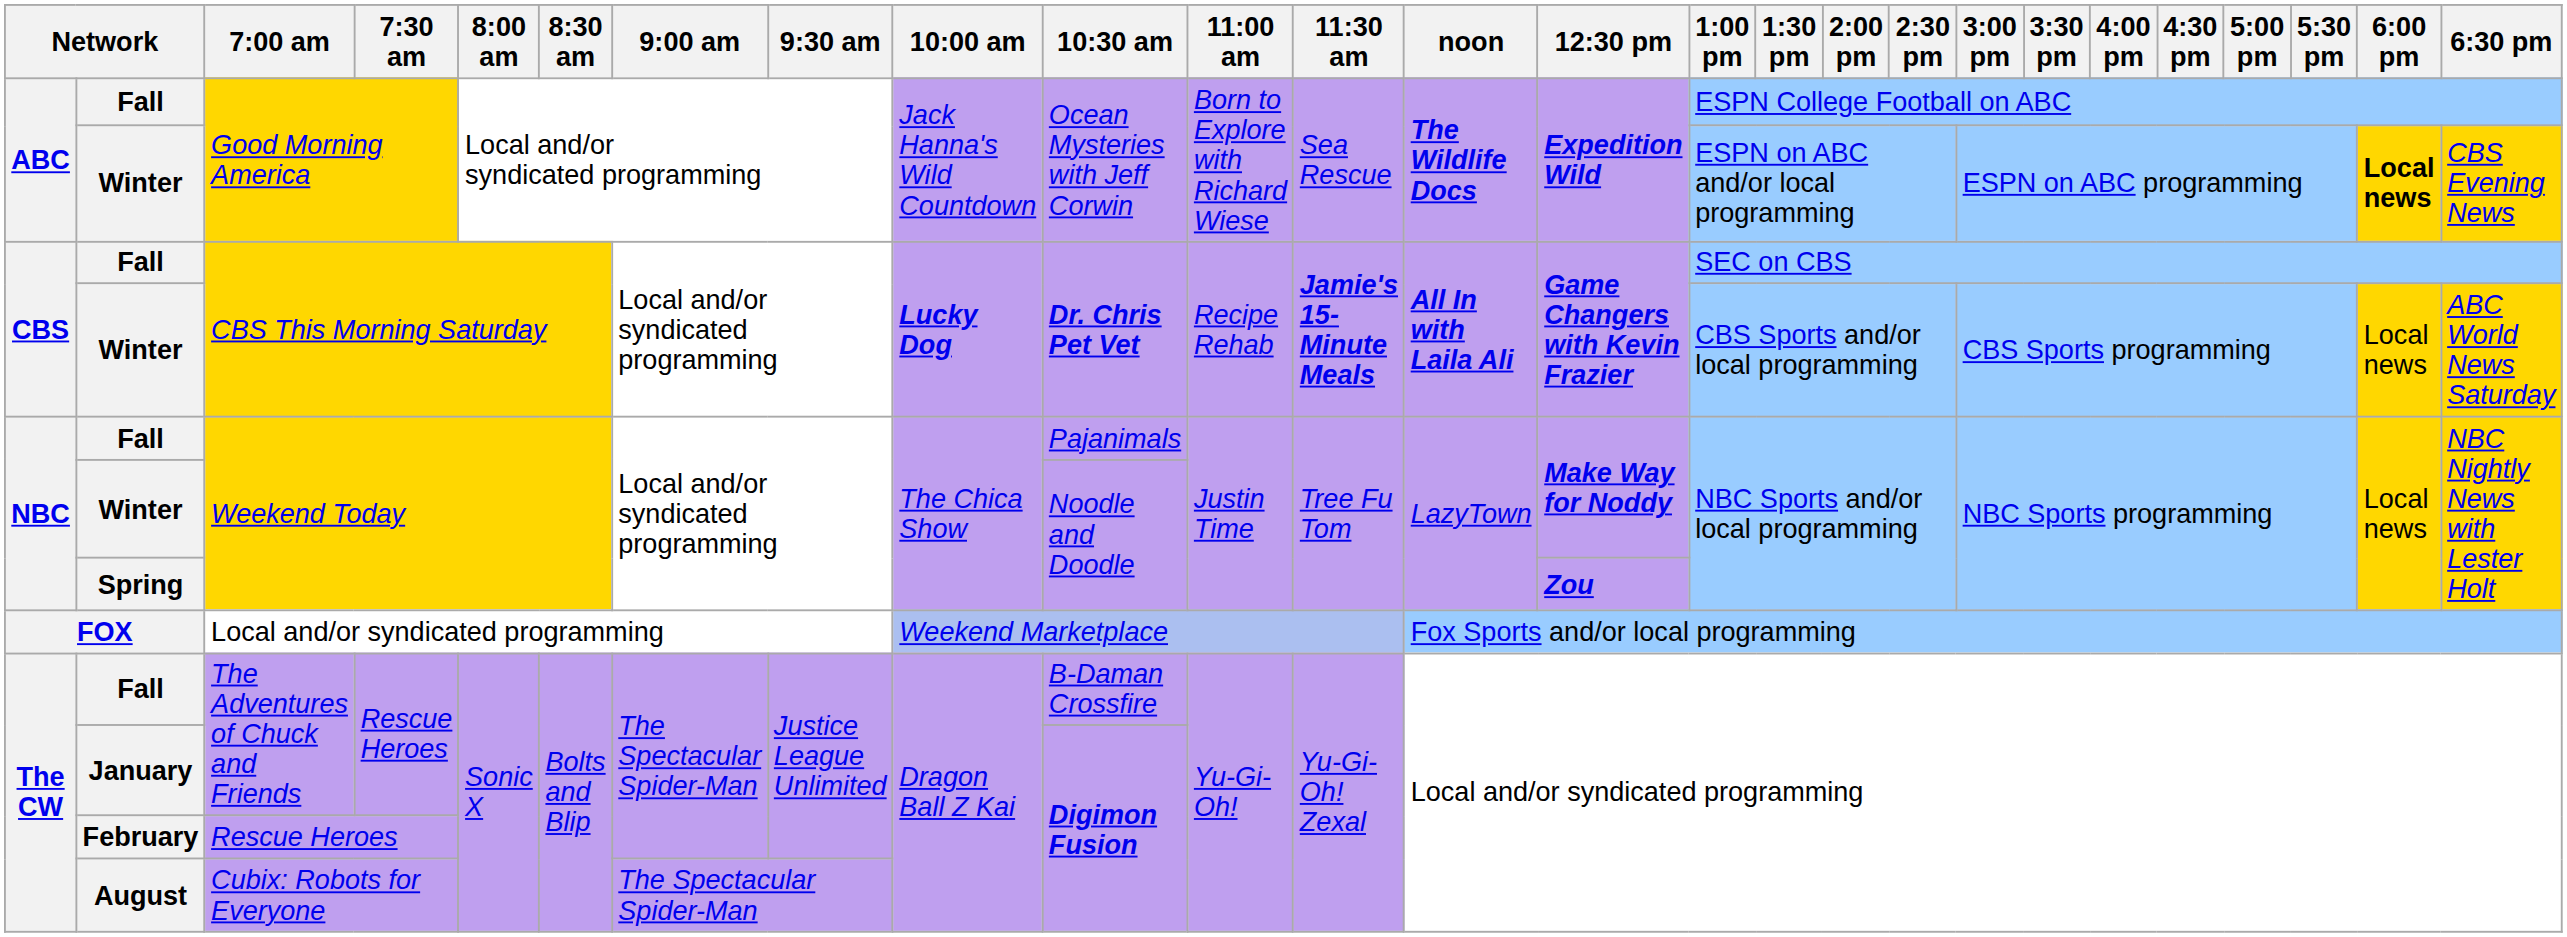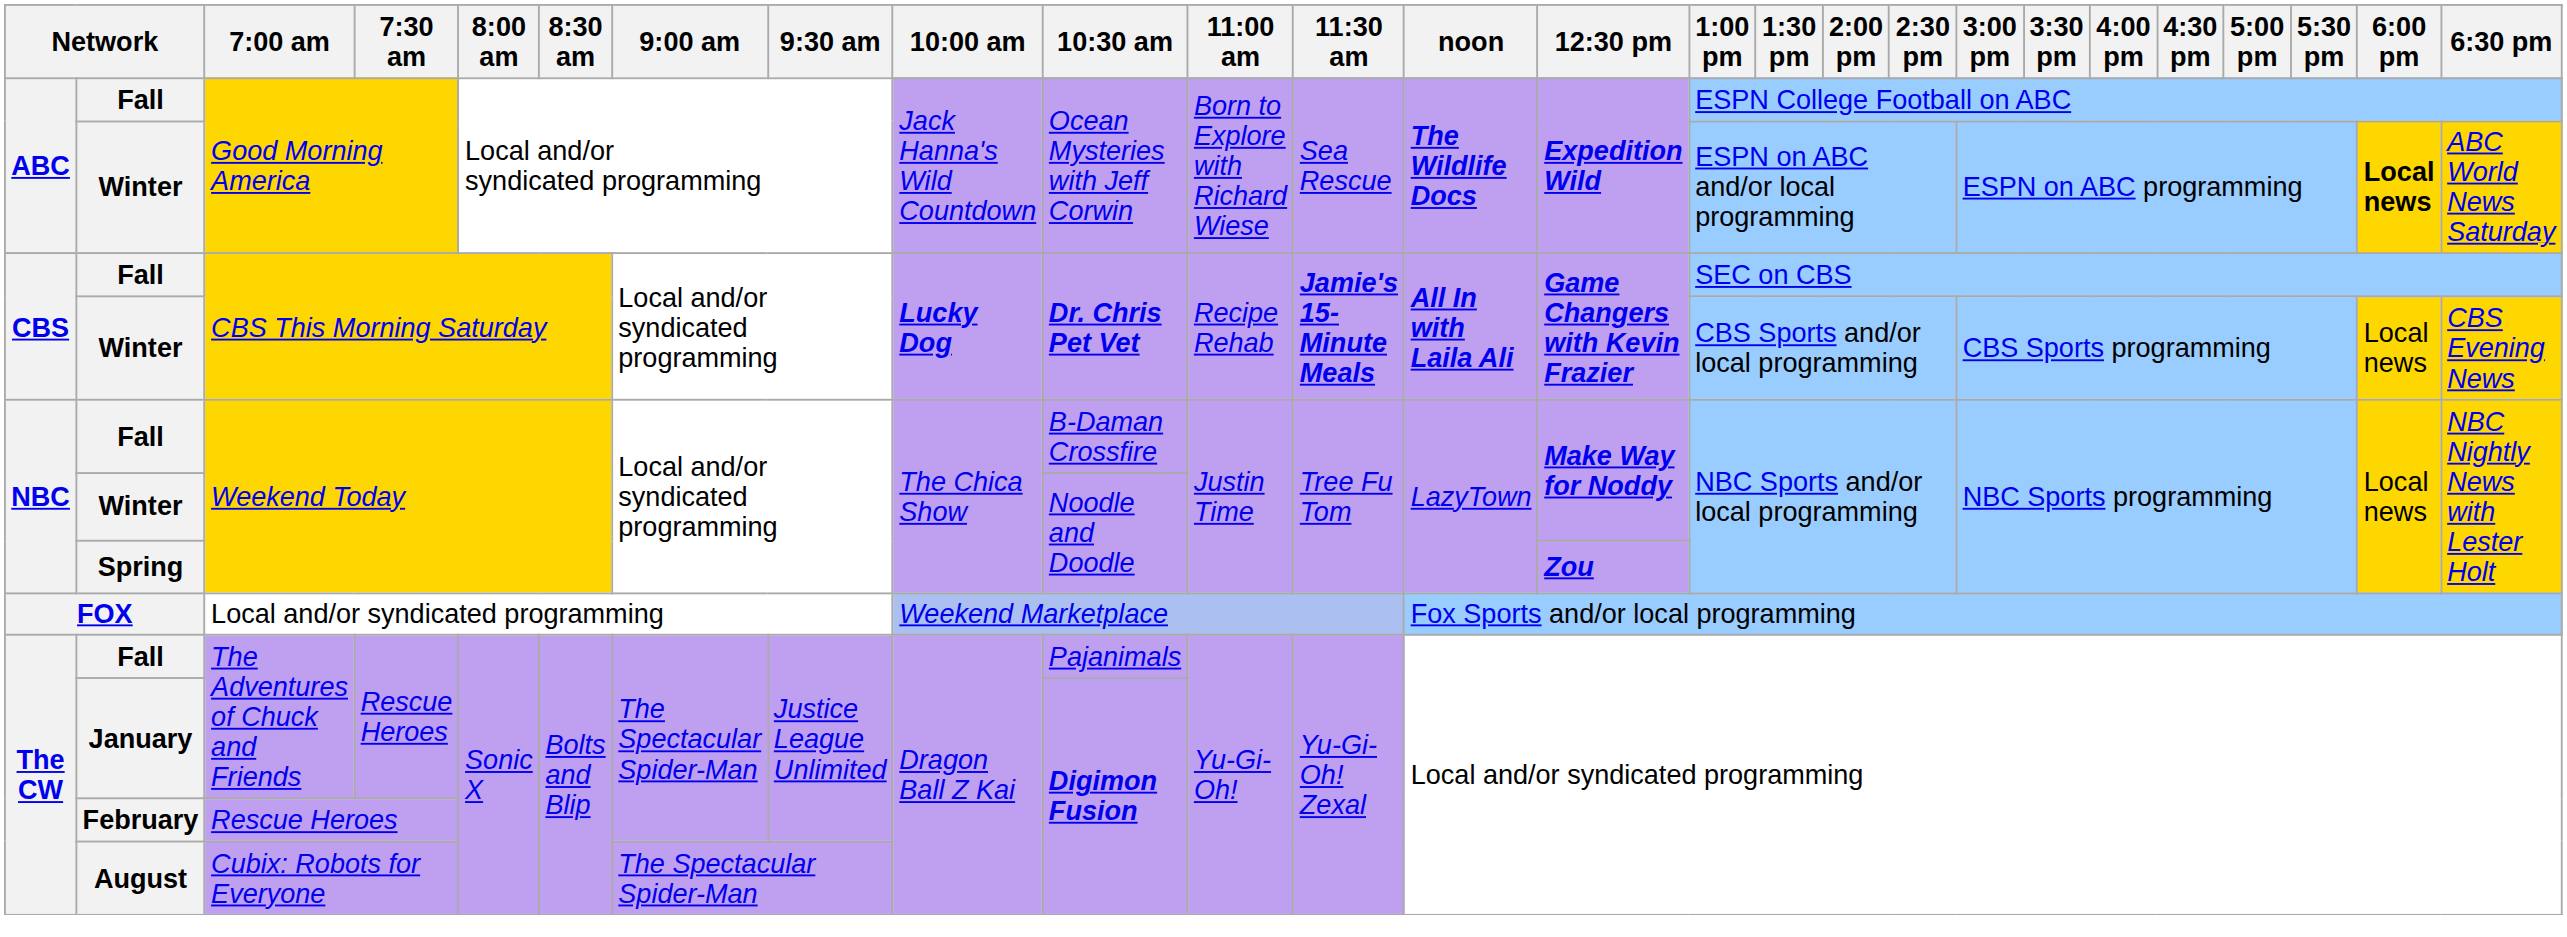(2496, 184) CBS Evening News -> (2501, 187) ABC World News Saturday
(2501, 351) ABC World News Saturday -> (2496, 348) CBS Evening News
(1115, 438) Pajanimals -> (1106, 436) B-Daman Crossfire
(1106, 689) B-Daman Crossfire -> (1115, 657) Pajanimals
